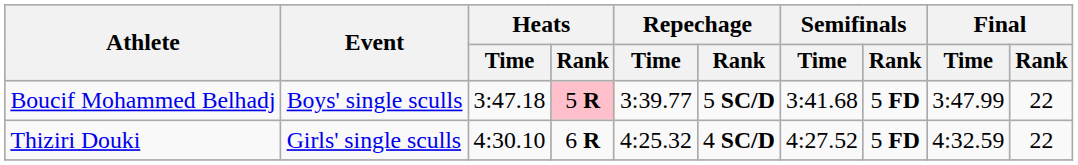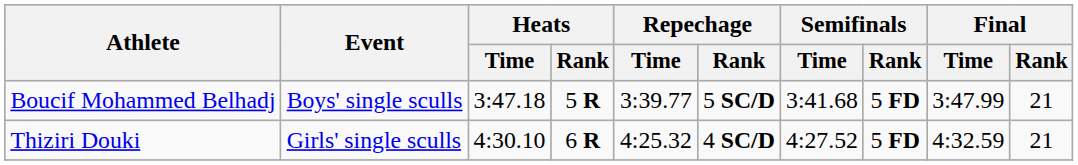(583, 100) pink background -> (583, 100) no background
(1041, 100) 22 -> (1041, 100) 21
(1041, 139) 22 -> (1041, 139) 21
